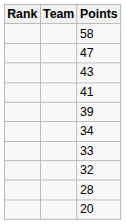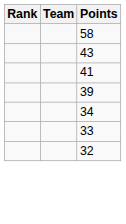- row: (87, 53)
- row: (87, 190)
- row: (87, 209)
